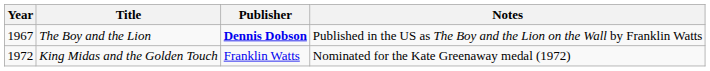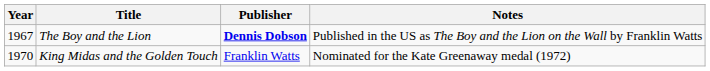(20, 55) 1972 -> (20, 55) 1970
